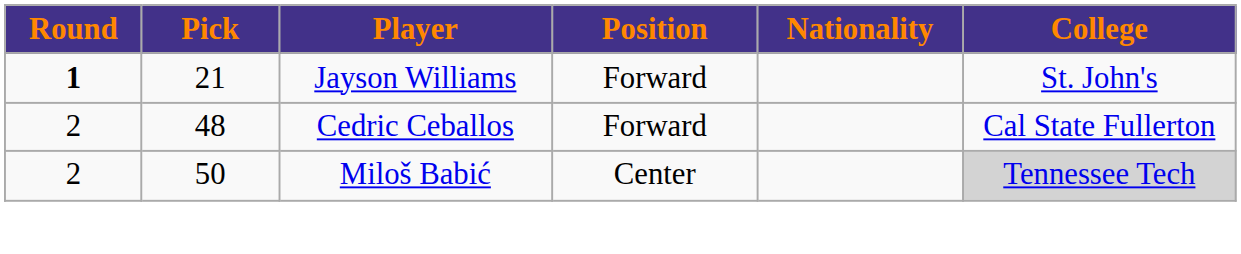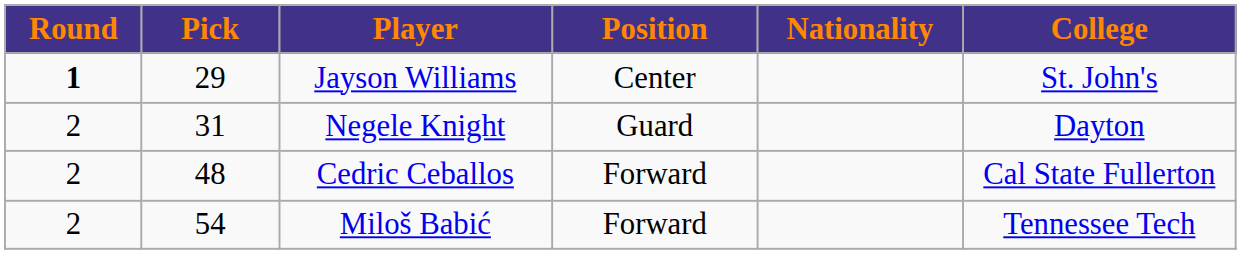(210, 77) 21 -> (210, 77) 29
(655, 77) Forward -> (655, 77) Center
+ row: (415, 126)
(210, 175) 50 -> (210, 223) 54
(655, 175) Center -> (655, 223) Forward
(1099, 175) lightgrey background -> (1099, 223) no background
